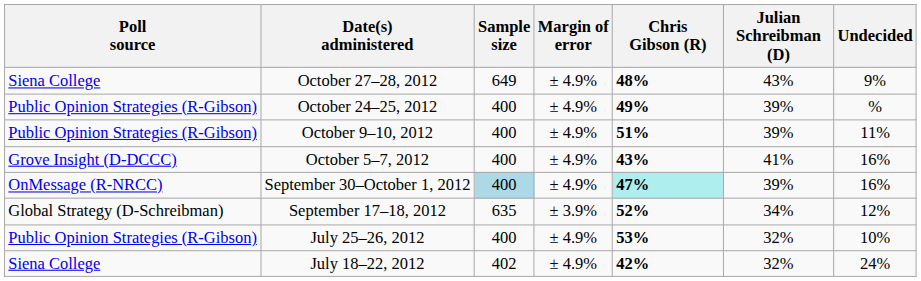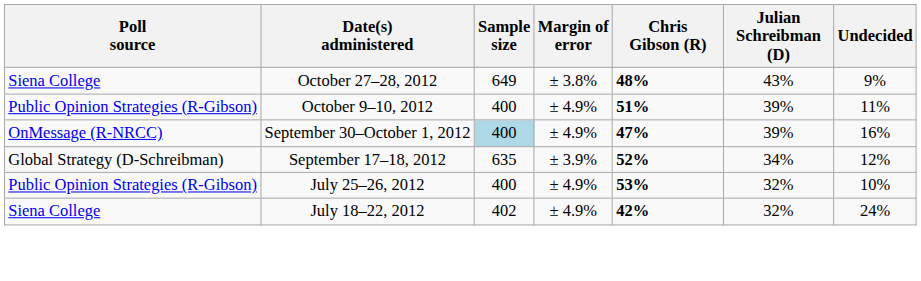(573, 80) ± 4.9% -> (573, 80) ± 3.8%
- row: (367, 106)
- row: (367, 159)
(633, 185) paleturquoise background -> (633, 133) no background
